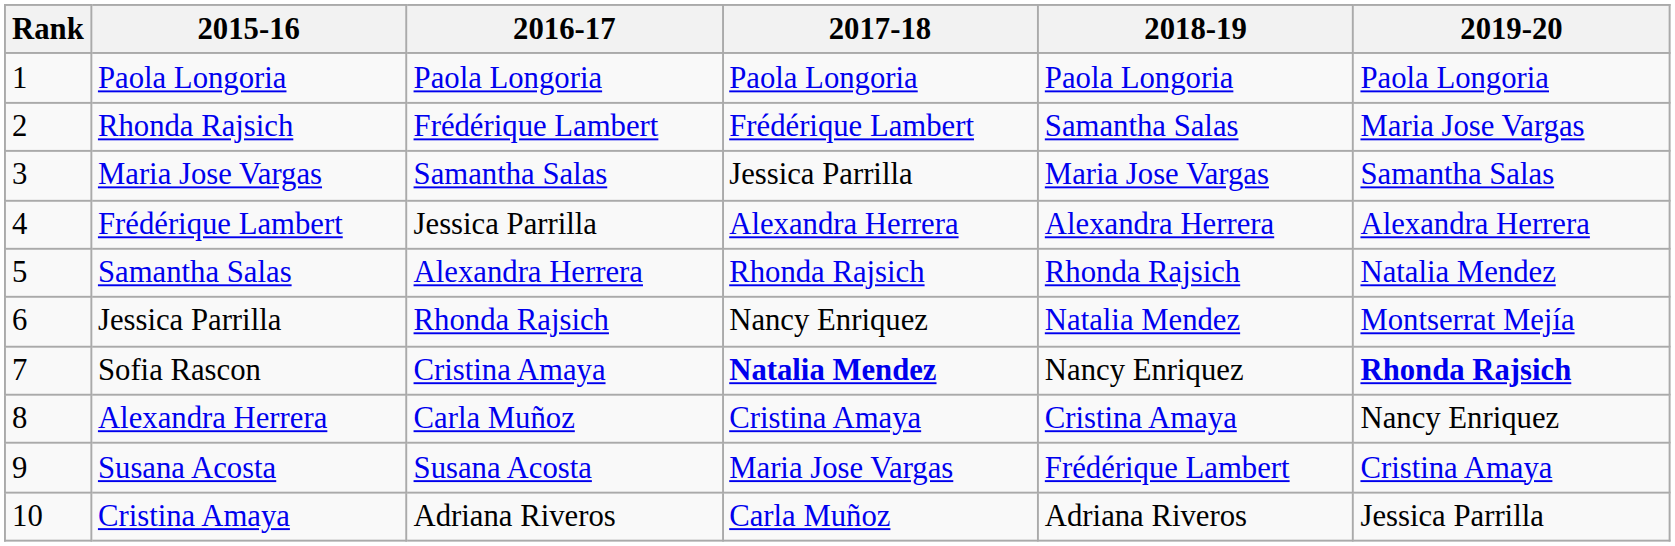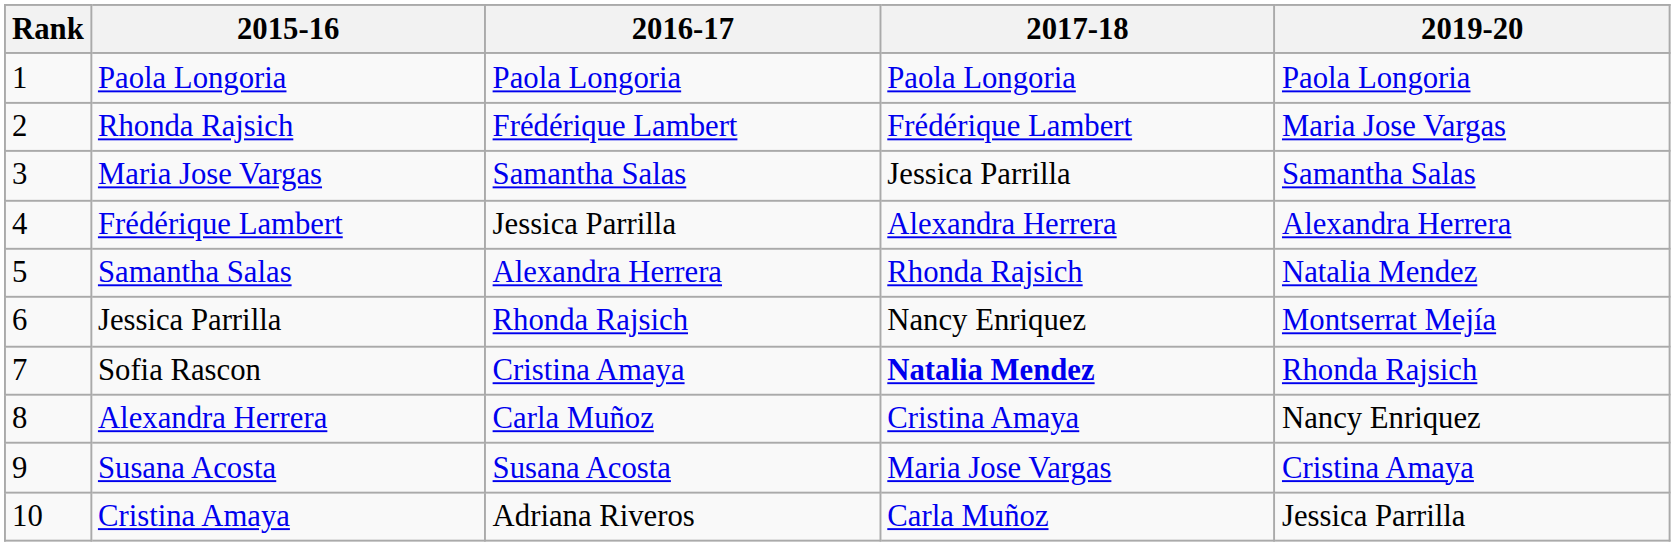- column: (1196, 28)
(1466, 369) bold -> (1380, 369) normal
